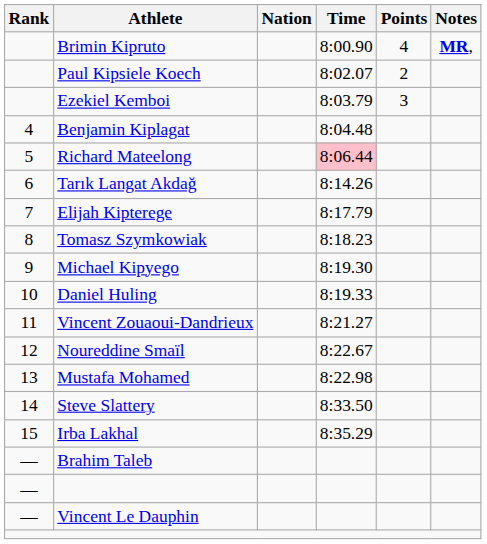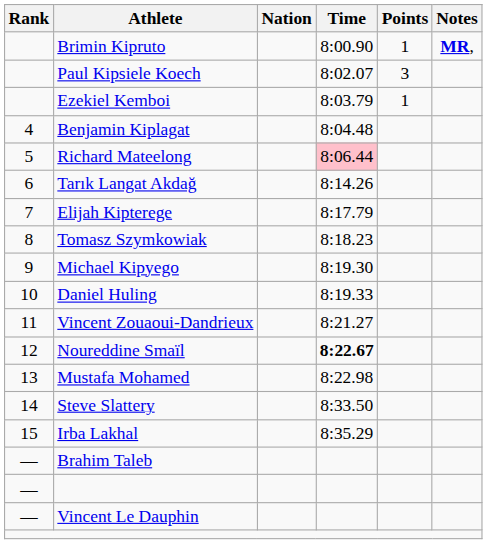(404, 45) 4 -> (405, 45) 1
(404, 73) 2 -> (405, 73) 3
(404, 101) 3 -> (405, 101) 1
(346, 350) normal -> (347, 350) bold
